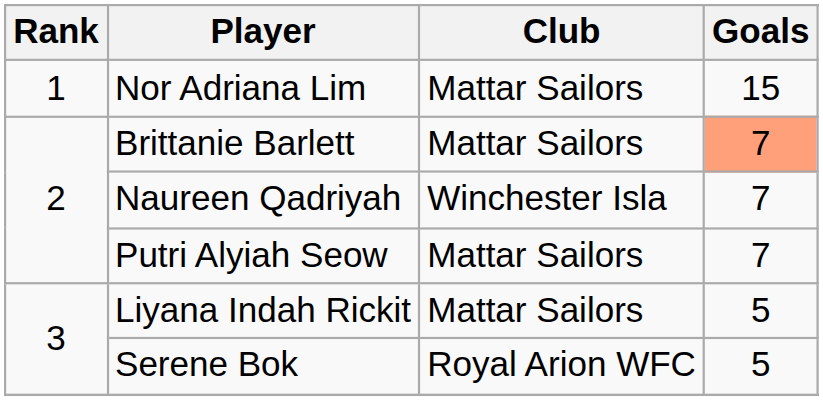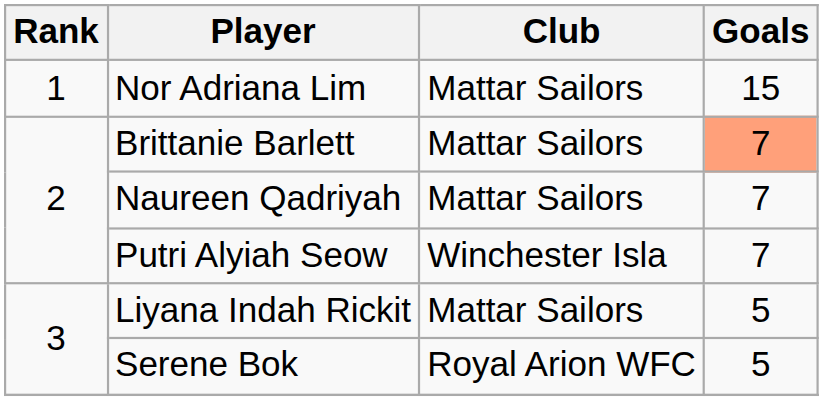(547, 198) Winchester Isla -> (535, 198) Mattar Sailors
(535, 254) Mattar Sailors -> (547, 254) Winchester Isla
